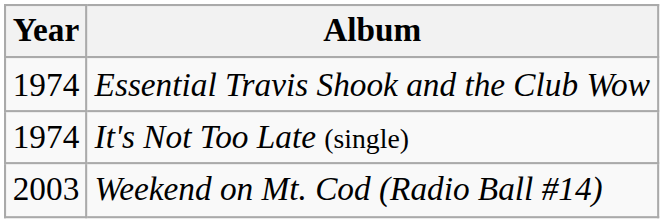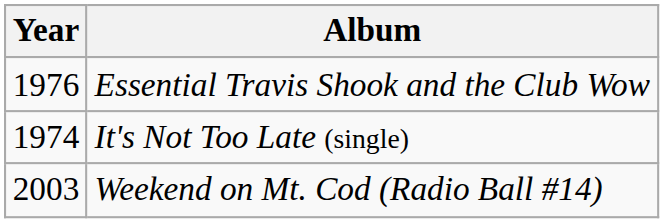(46, 83) 1974 -> (46, 83) 1976
